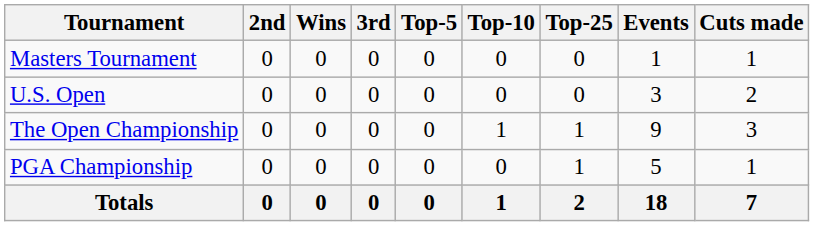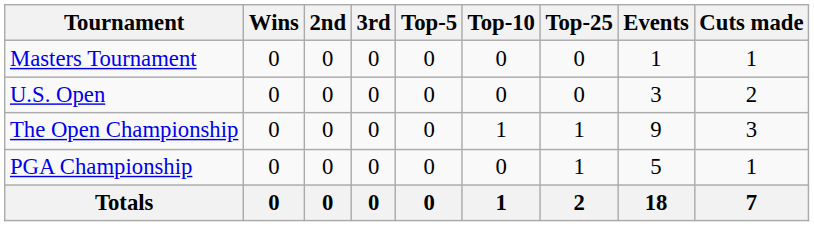columns swapped: (321, 22) <-> (267, 22)
